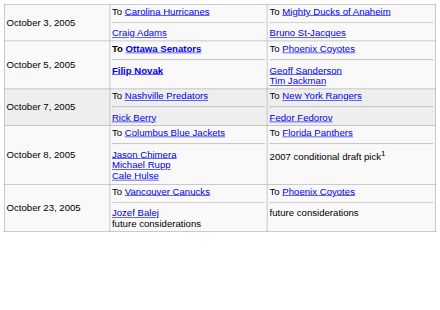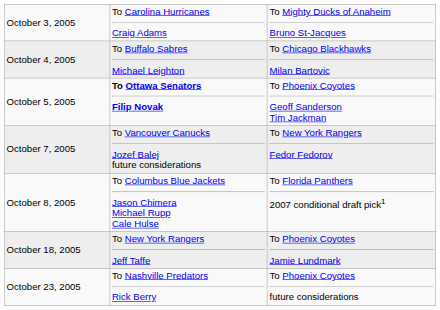+ row: (41, 59)
(189, 107) To Nashville Predators Rick Berry -> (189, 149) To Vancouver Canucks Jozef Balej future considerations
+ row: (44, 250)
(189, 208) To Vancouver Canucks Jozef Balej future considerations -> (189, 287) To Nashville Predators Rick Berry
